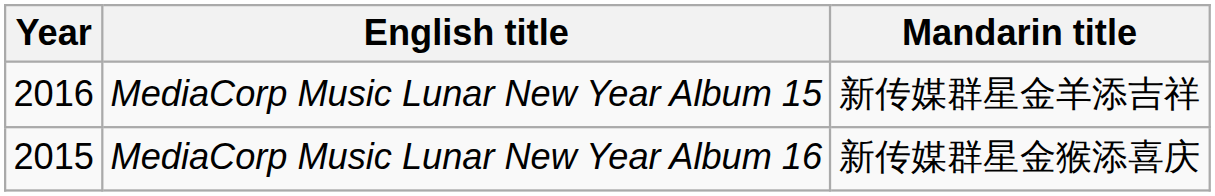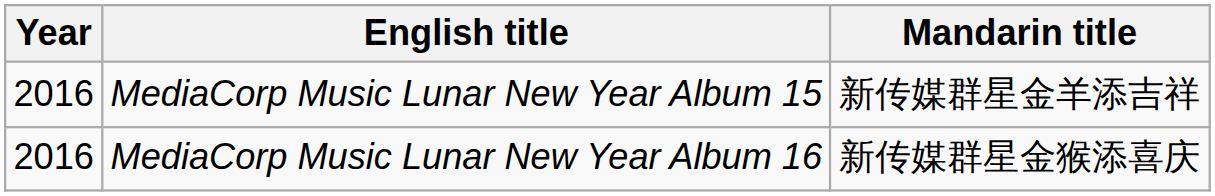(54, 158) 2015 -> (54, 158) 2016
